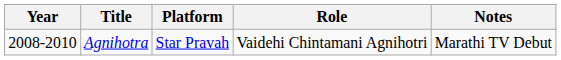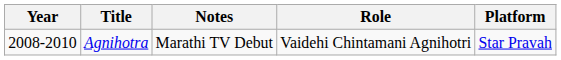columns swapped: (192, 17) <-> (493, 17)
